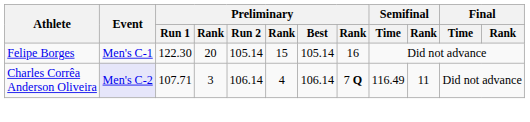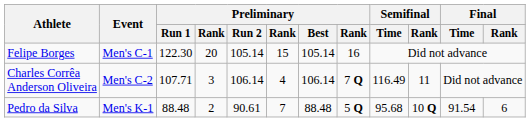(128, 80) lavender background -> (128, 80) no background
+ row: (43, 107)
